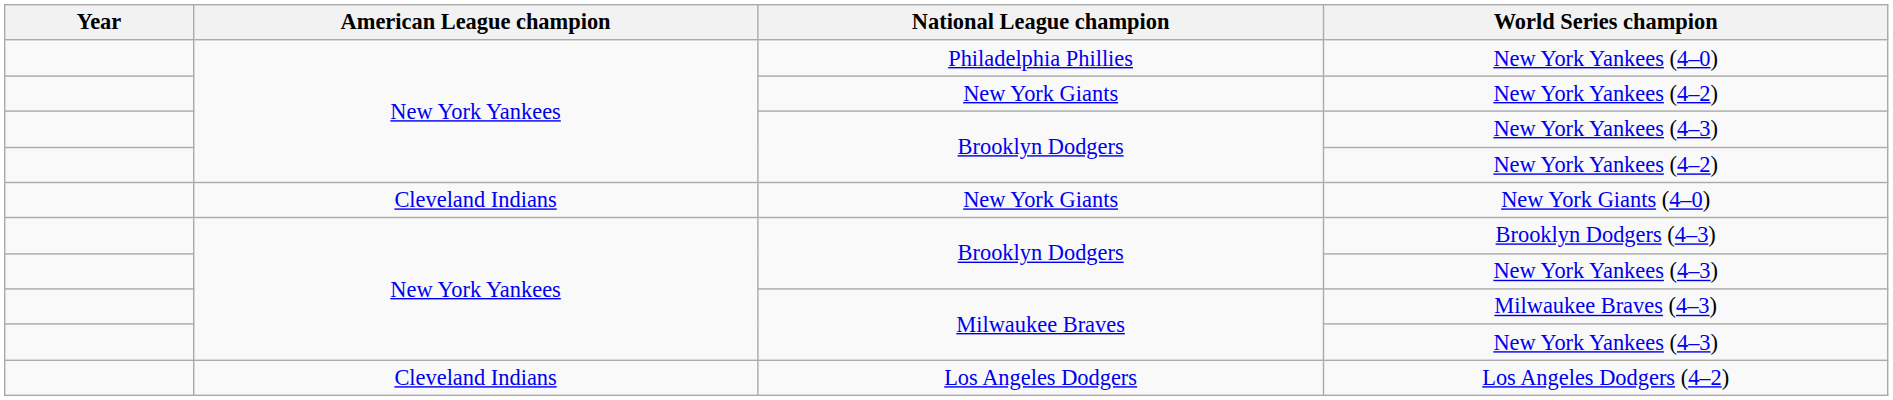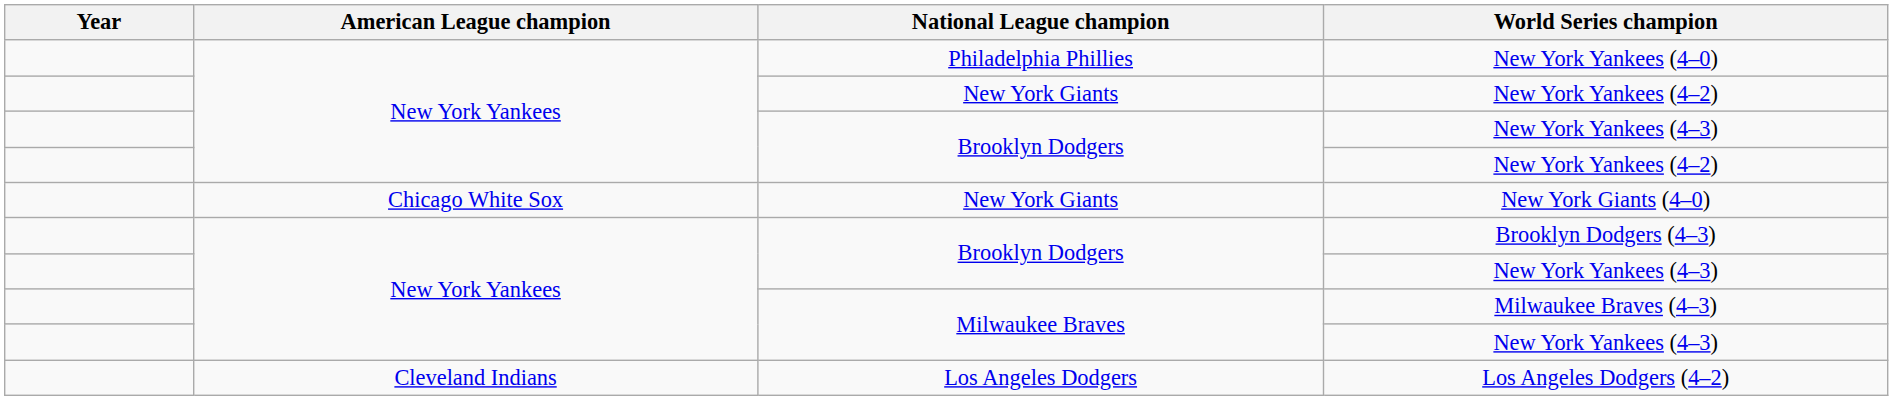(476, 199) Cleveland Indians -> (476, 199) Chicago White Sox
